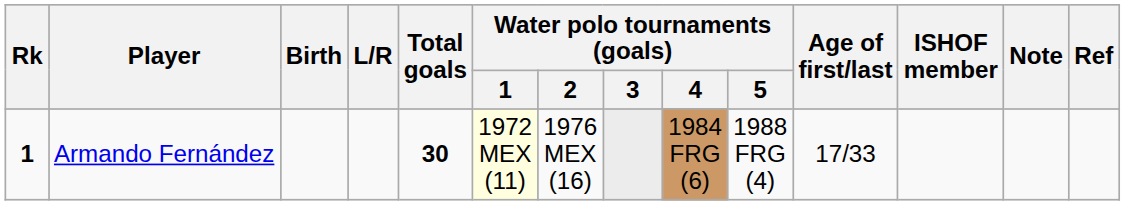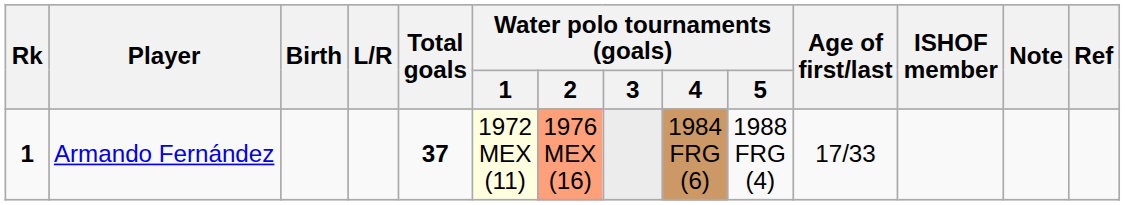(435, 155) 30 -> (435, 155) 37
(570, 155) no background -> (570, 155) lightsalmon background
